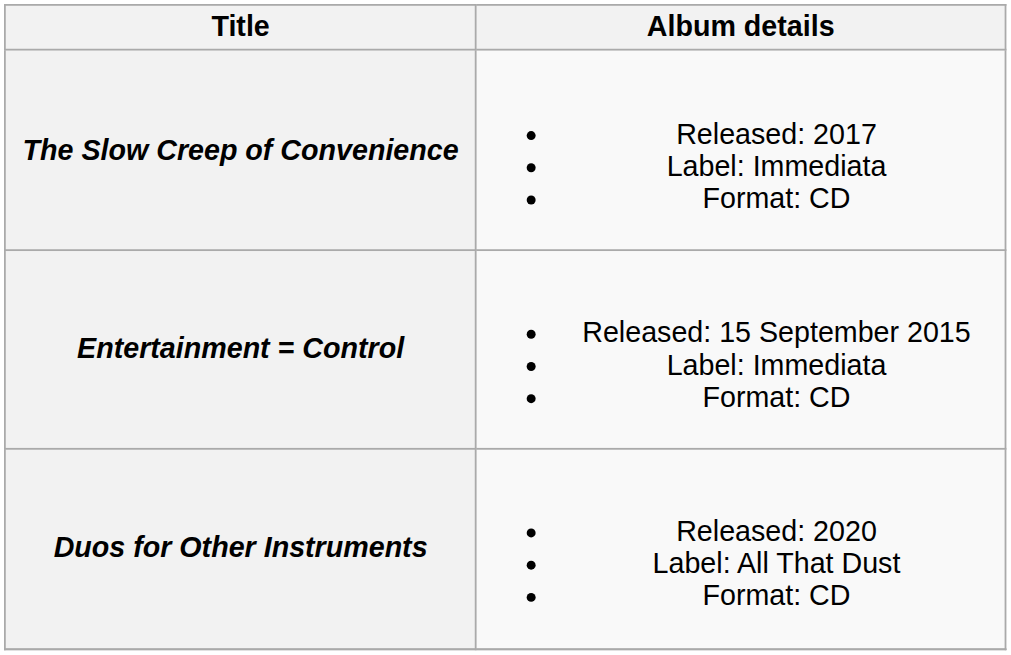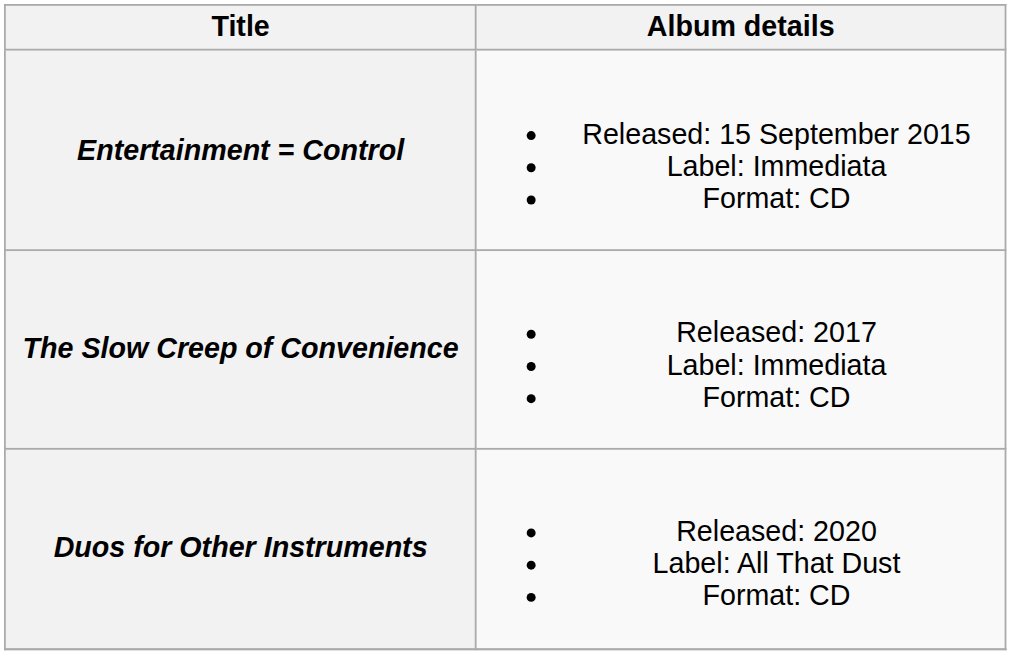rows swapped: (241, 348) <-> (241, 149)
